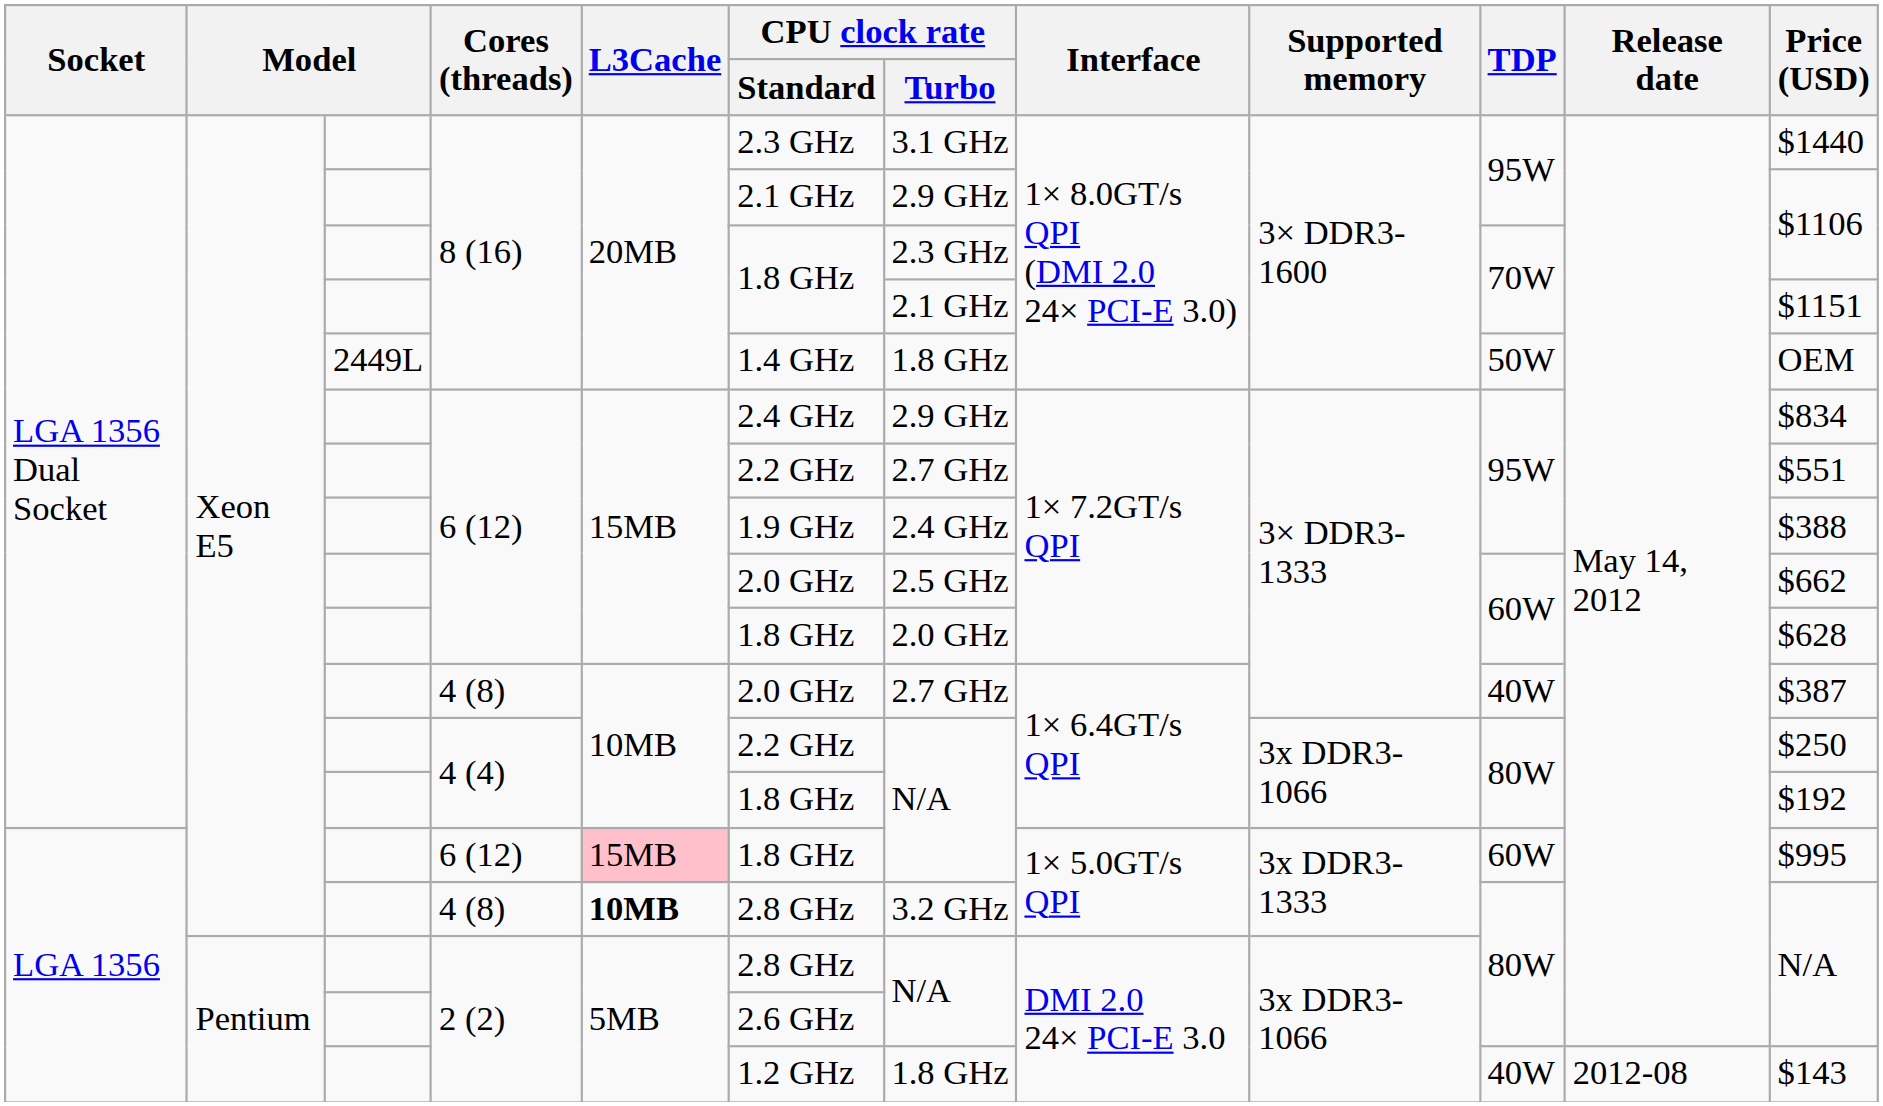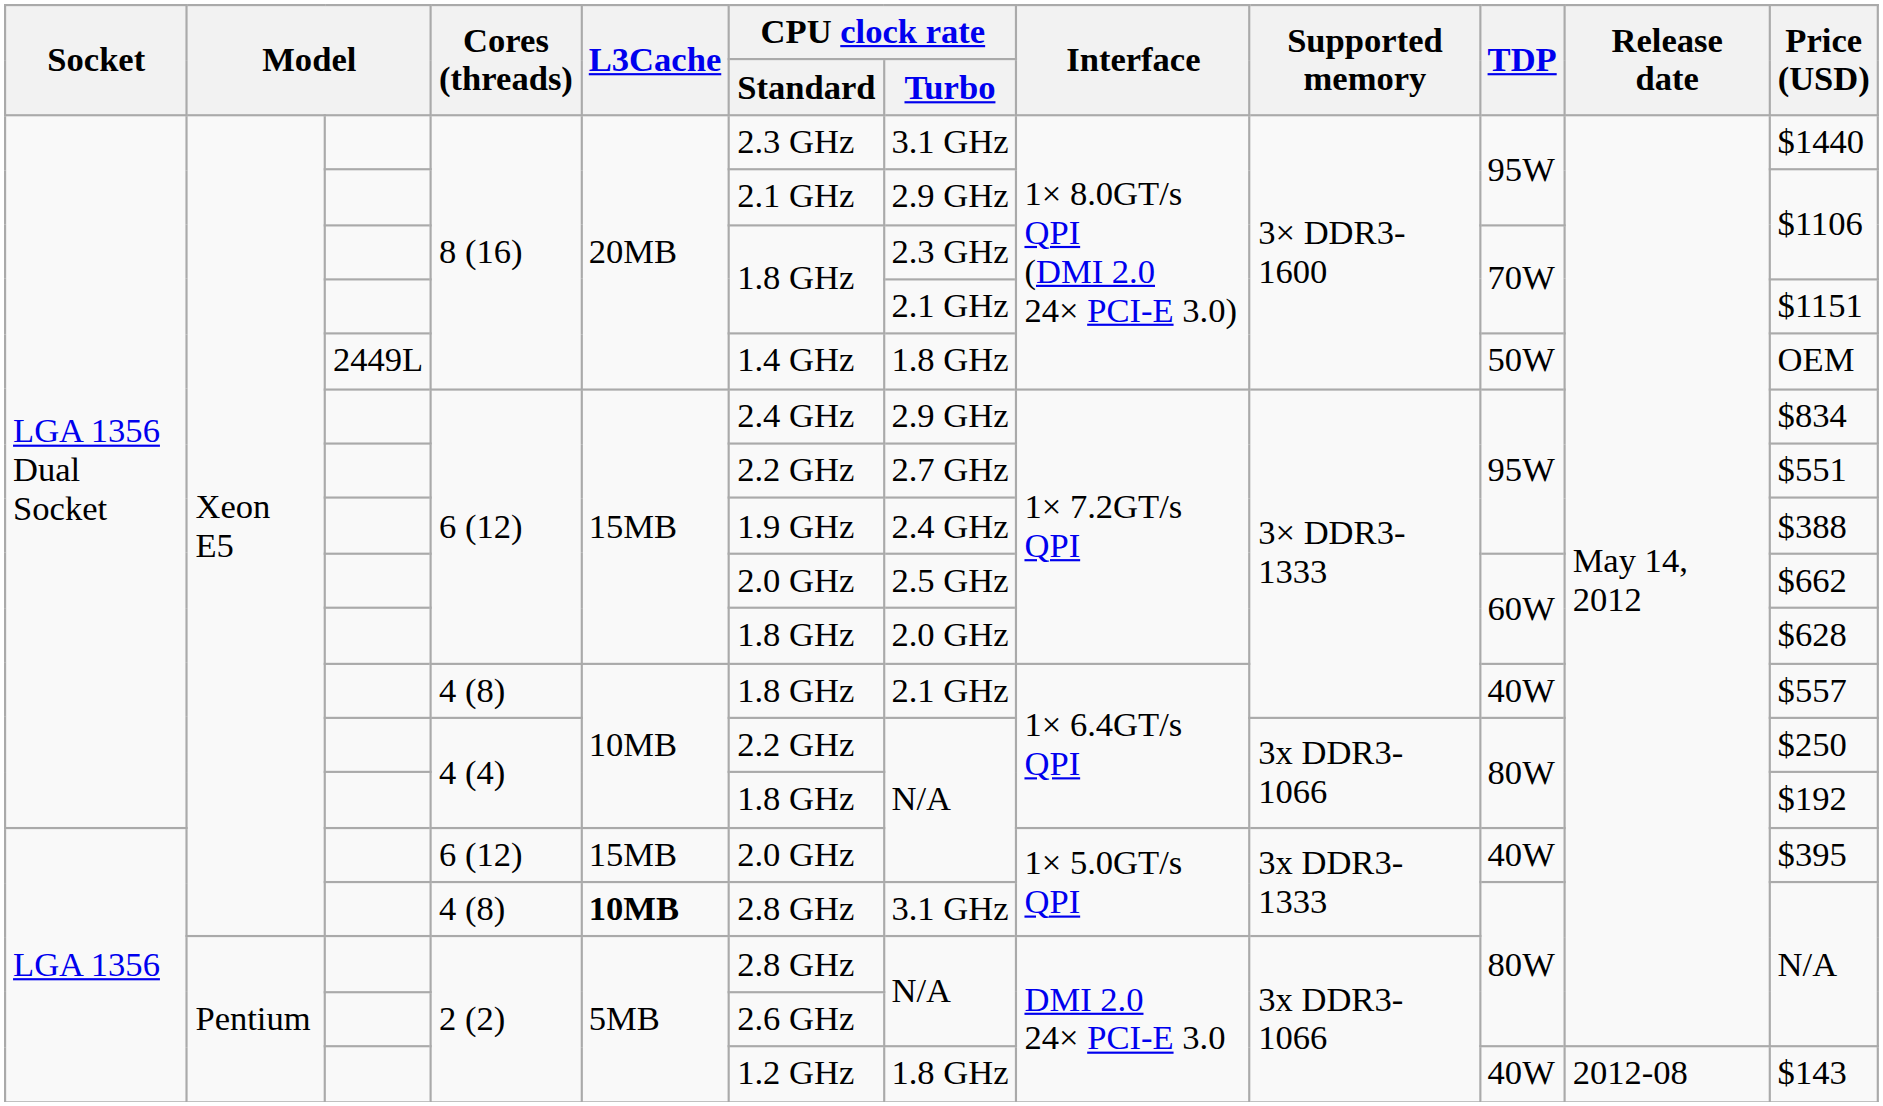(796, 689) 2.0 GHz -> (796, 689) 1.8 GHz
(950, 689) 2.7 GHz -> (950, 689) 2.1 GHz
(1812, 689) $387 -> (1812, 689) $557
(633, 854) pink background -> (633, 854) no background
(796, 854) 1.8 GHz -> (796, 854) 2.0 GHz
(1521, 854) 60W -> (1521, 854) 40W
(1812, 854) $995 -> (1812, 854) $395
(950, 908) 3.2 GHz -> (950, 908) 3.1 GHz
